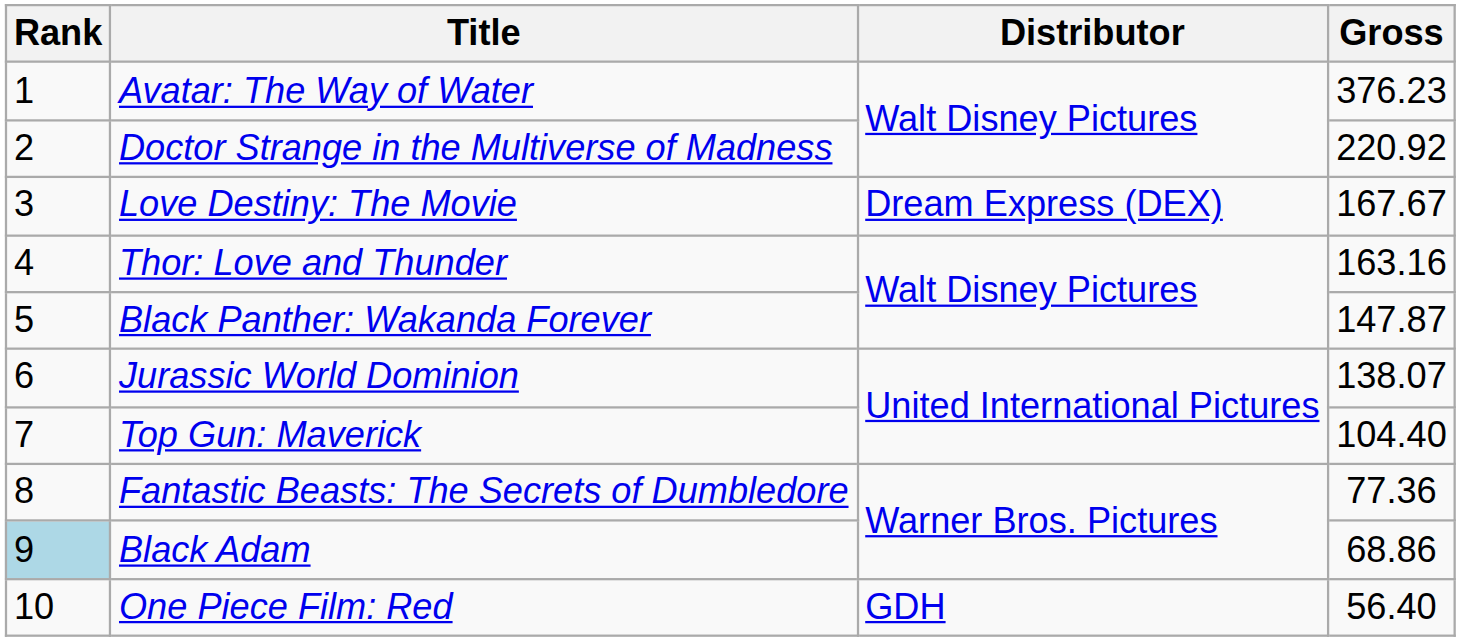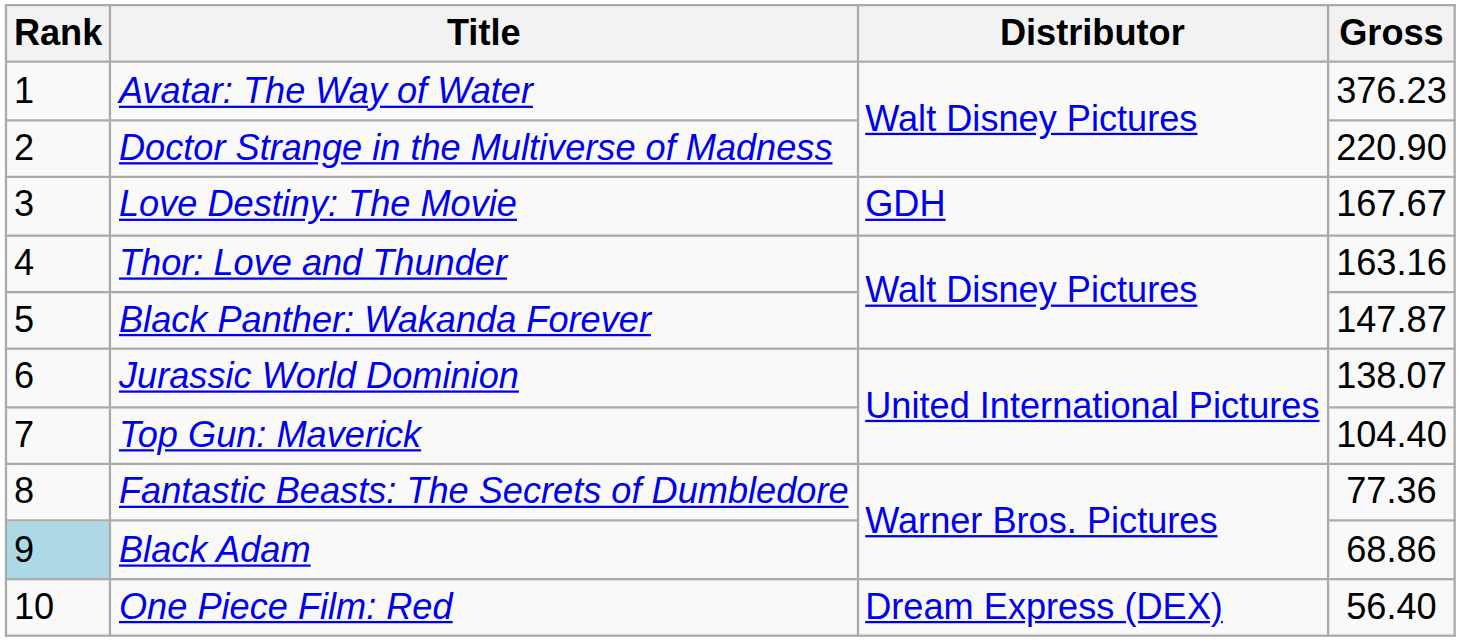(1391, 147) 220.92 -> (1391, 147) 220.90
(1044, 205) Dream Express (DEX) -> (905, 205) GDH
(905, 606) GDH -> (1044, 606) Dream Express (DEX)
